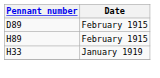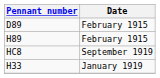+ row: (14, 53)
